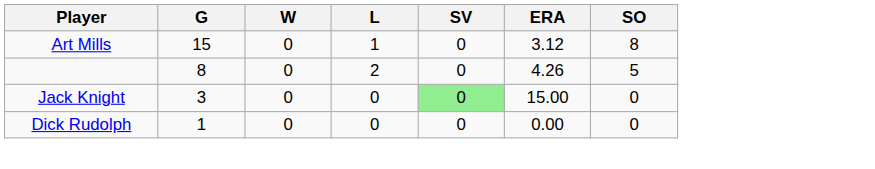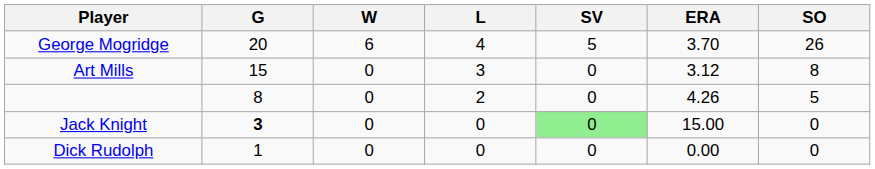+ row: (103, 44)
(375, 44) 1 -> (481, 71) 3
(202, 97) normal -> (258, 124) bold
